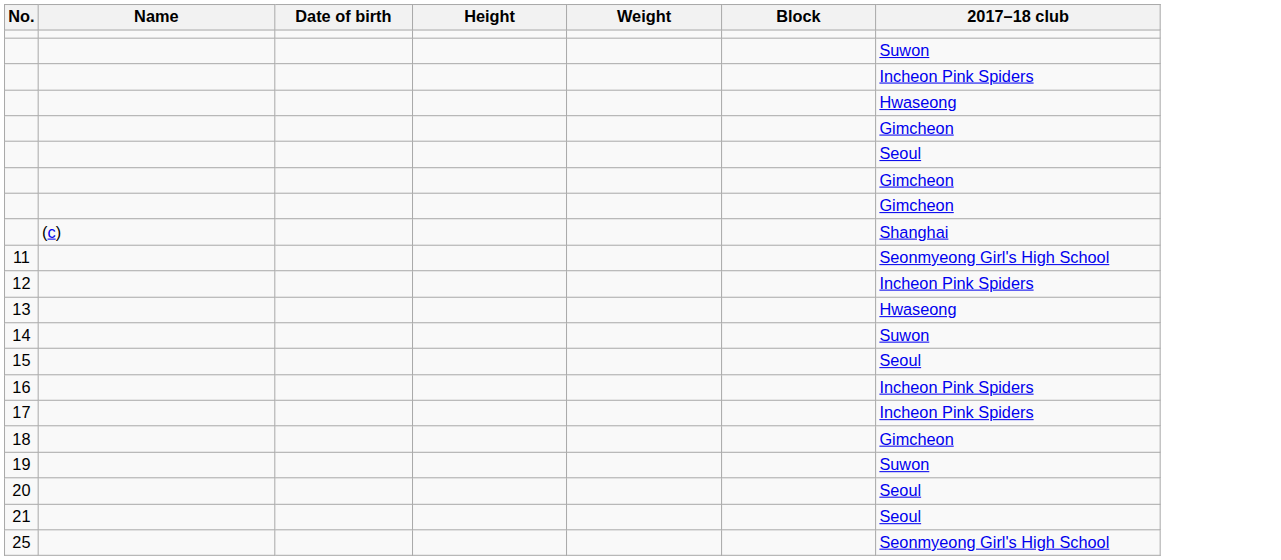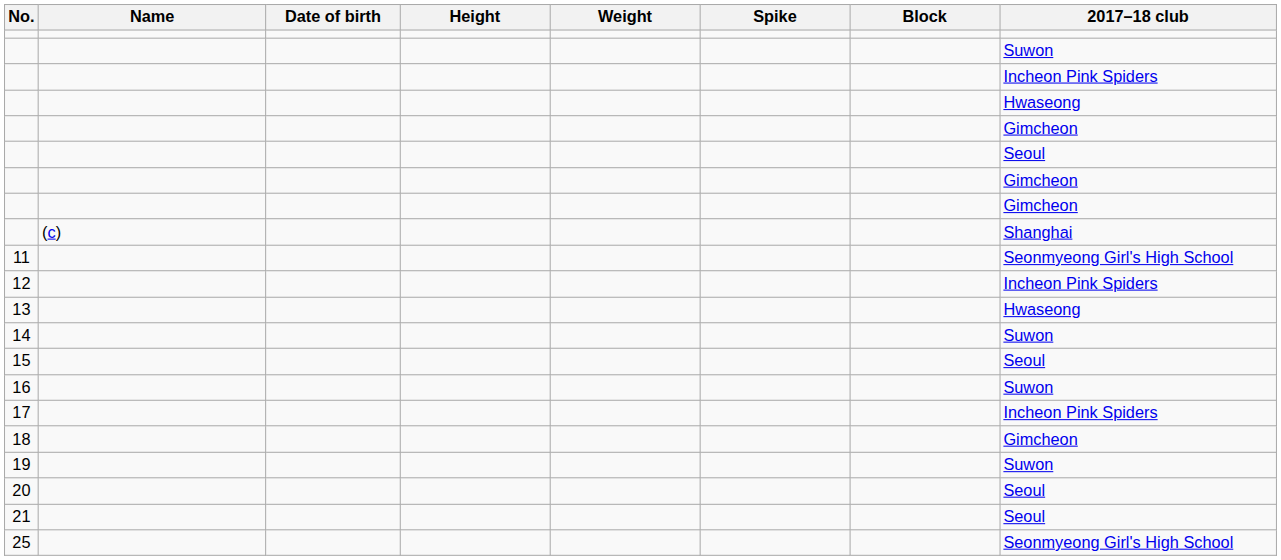+ column: (775, 17)
(956, 387) Incheon Pink Spiders -> (1028, 387) Suwon
